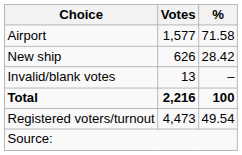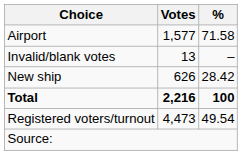rows swapped: (34, 56) <-> (61, 77)
